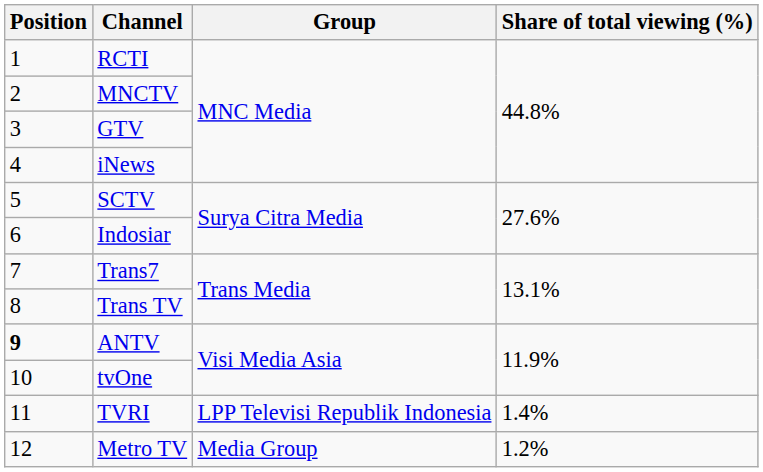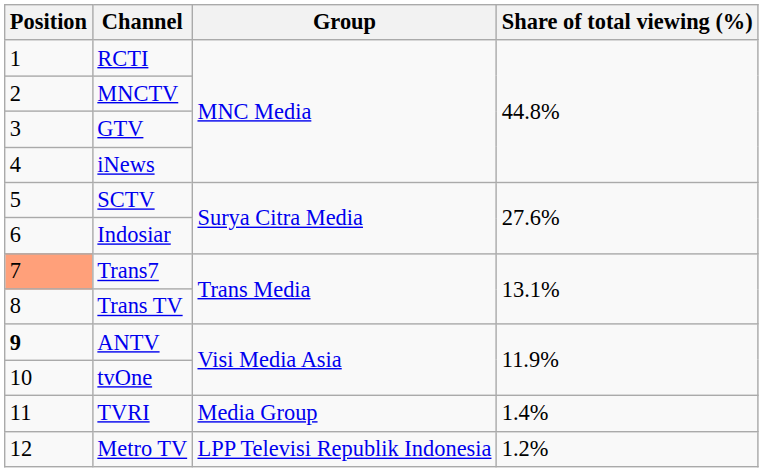(15, 270) no background -> (15, 270) lightsalmon background
(344, 413) LPP Televisi Republik Indonesia -> (258, 413) Media Group
(258, 448) Media Group -> (344, 448) LPP Televisi Republik Indonesia
